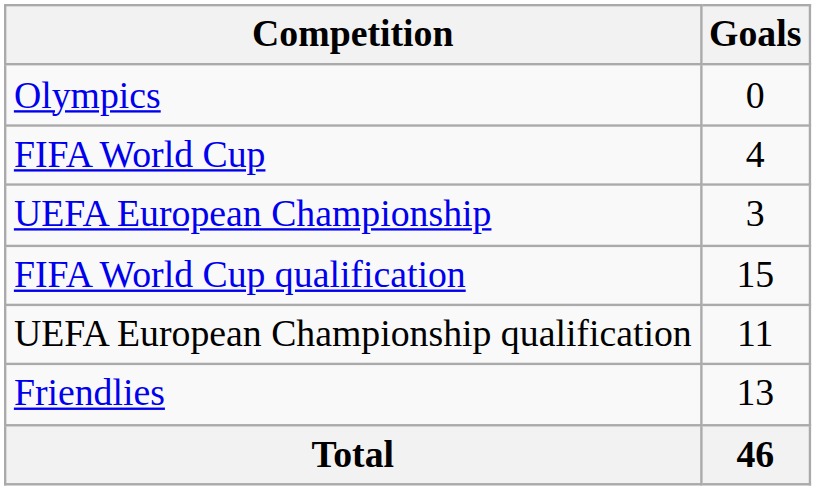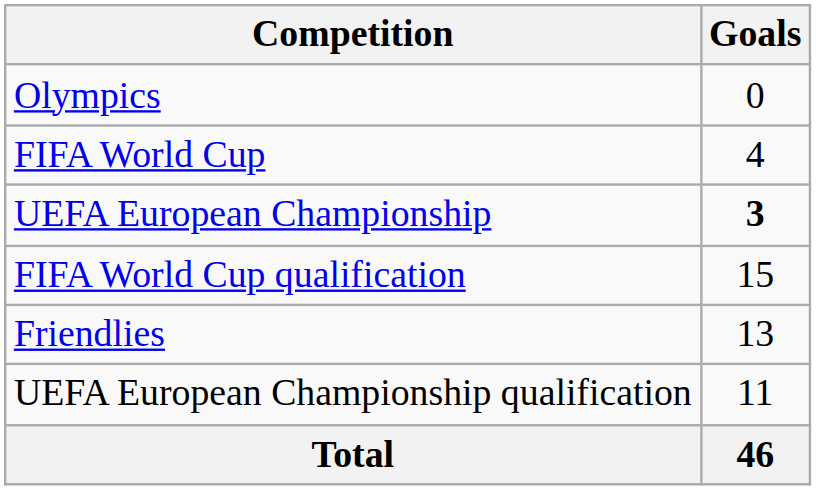(755, 214) normal -> (755, 214) bold
rows swapped: (353, 333) <-> (89, 393)
